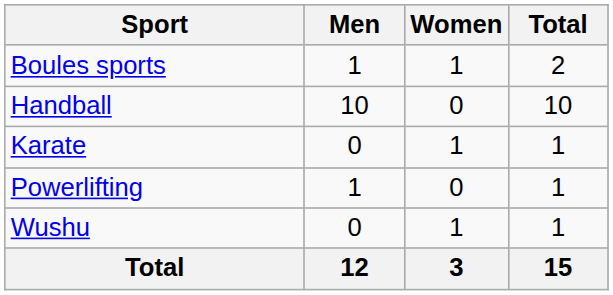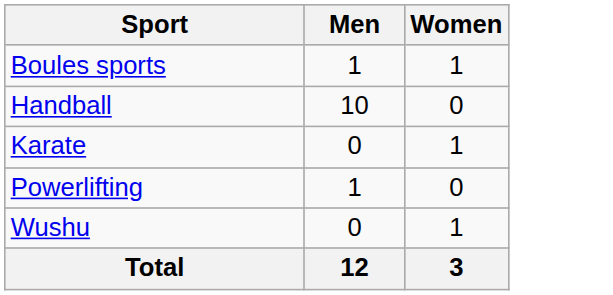- column: (558, 24)
